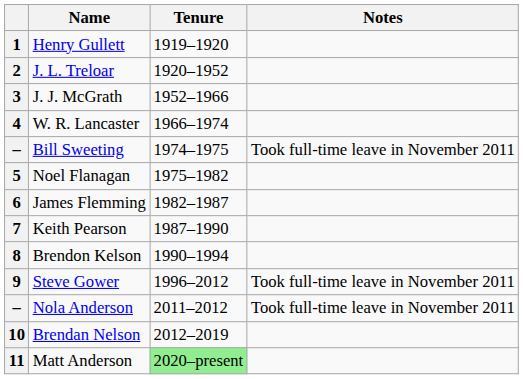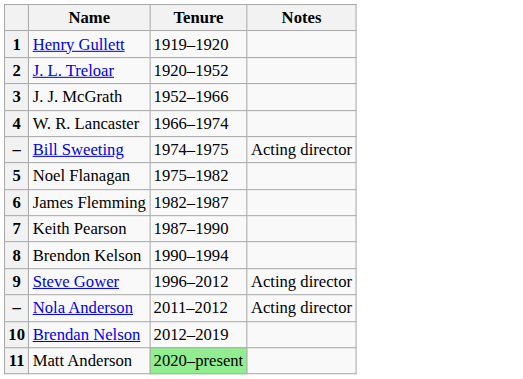(383, 149) Took full-time leave in November 2011 -> (301, 149) Acting director
(383, 281) Took full-time leave in November 2011 -> (301, 281) Acting director
(383, 307) Took full-time leave in November 2011 -> (301, 307) Acting director
